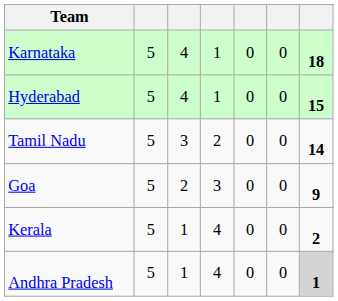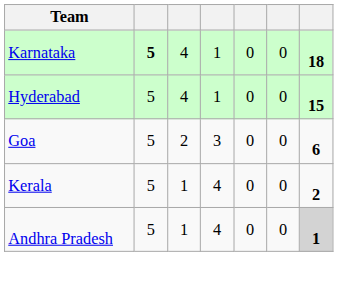(151, 52) normal -> (151, 52) bold
- row: (47, 140)
(316, 194) 9 -> (316, 150) 6
